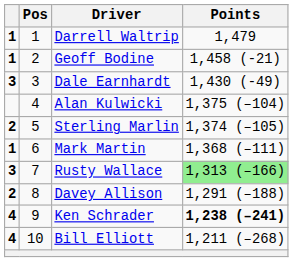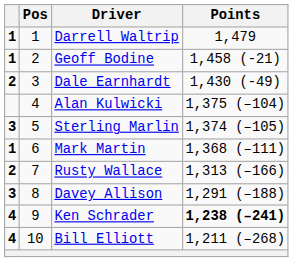(12, 83) 3 -> (12, 83) 2
(12, 128) 2 -> (12, 128) 3
(12, 172) 3 -> (12, 172) 2
(235, 172) lightgreen background -> (235, 172) no background
(12, 195) 2 -> (12, 195) 3
